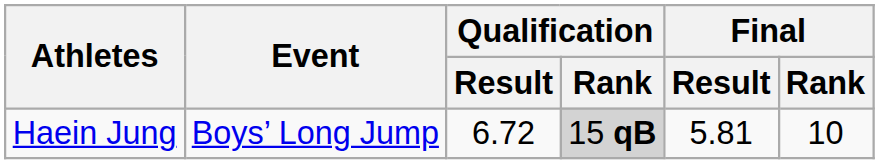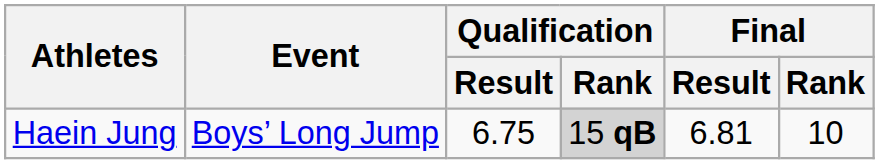(504, 133) 6.72 -> (504, 133) 6.75
(721, 133) 5.81 -> (721, 133) 6.81
